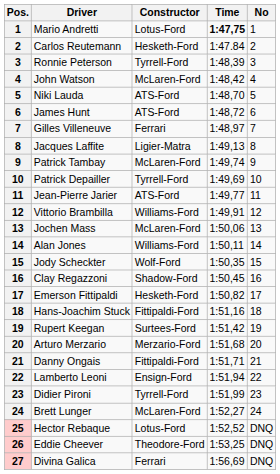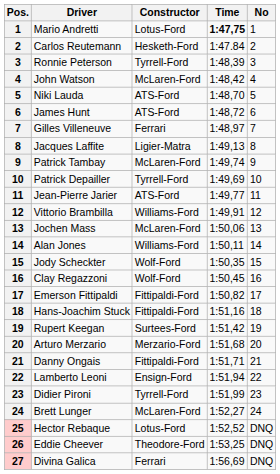(166, 278) Shadow-Ford -> (158, 278) Wolf-Ford
(167, 295) Hesketh-Ford -> (167, 295) Fittipaldi-Ford
